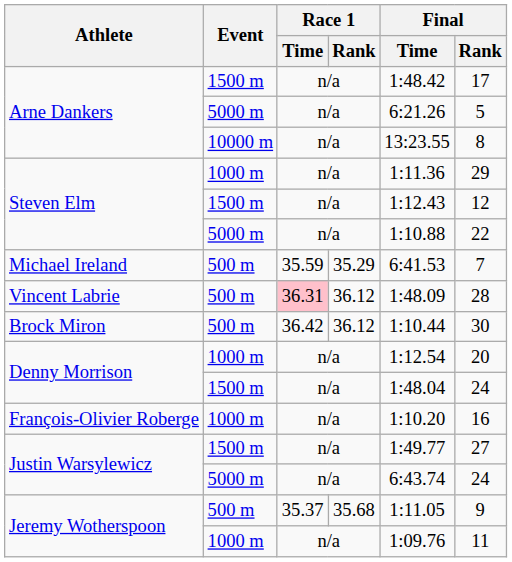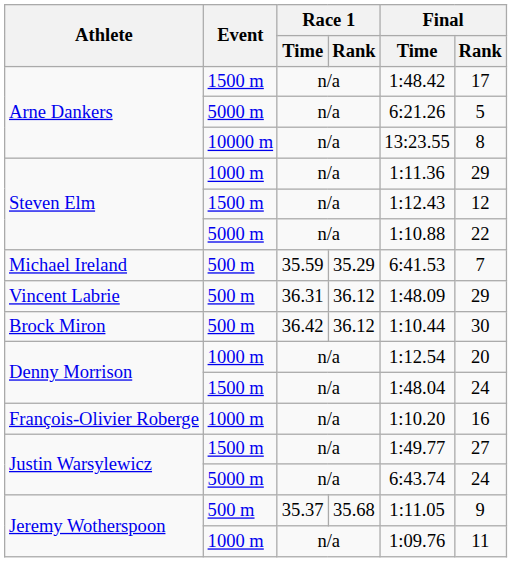(303, 295) pink background -> (303, 295) no background
(480, 295) 28 -> (480, 295) 29
